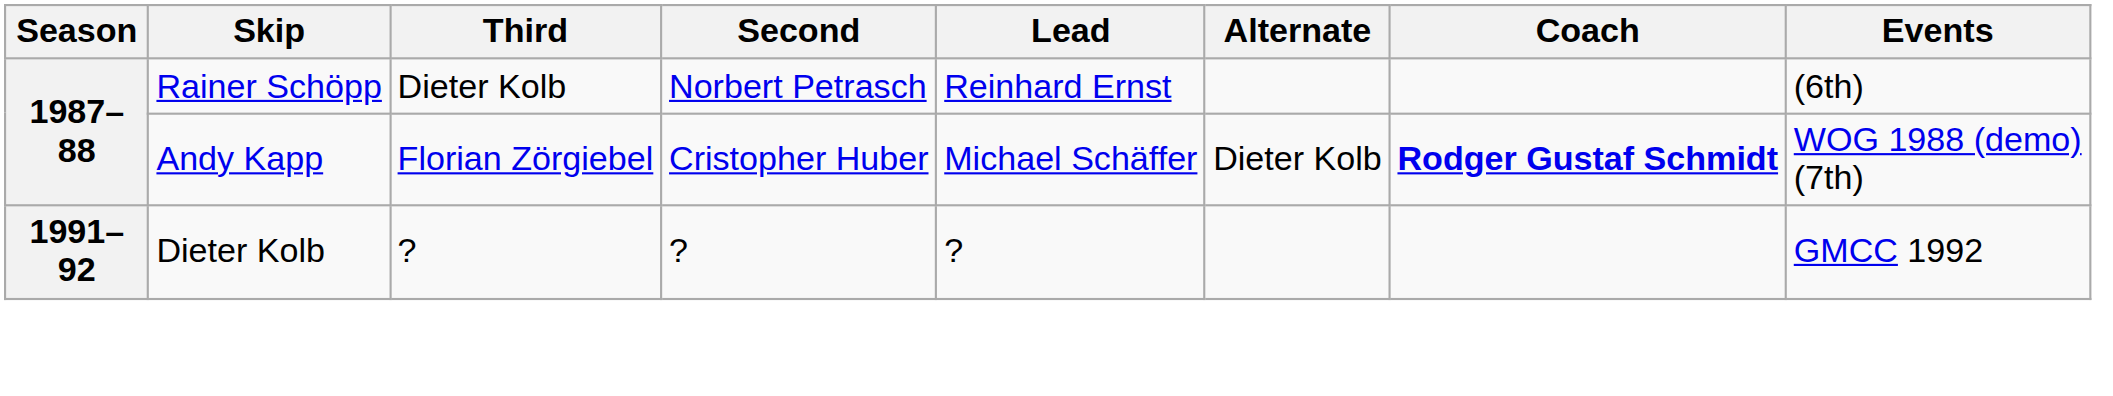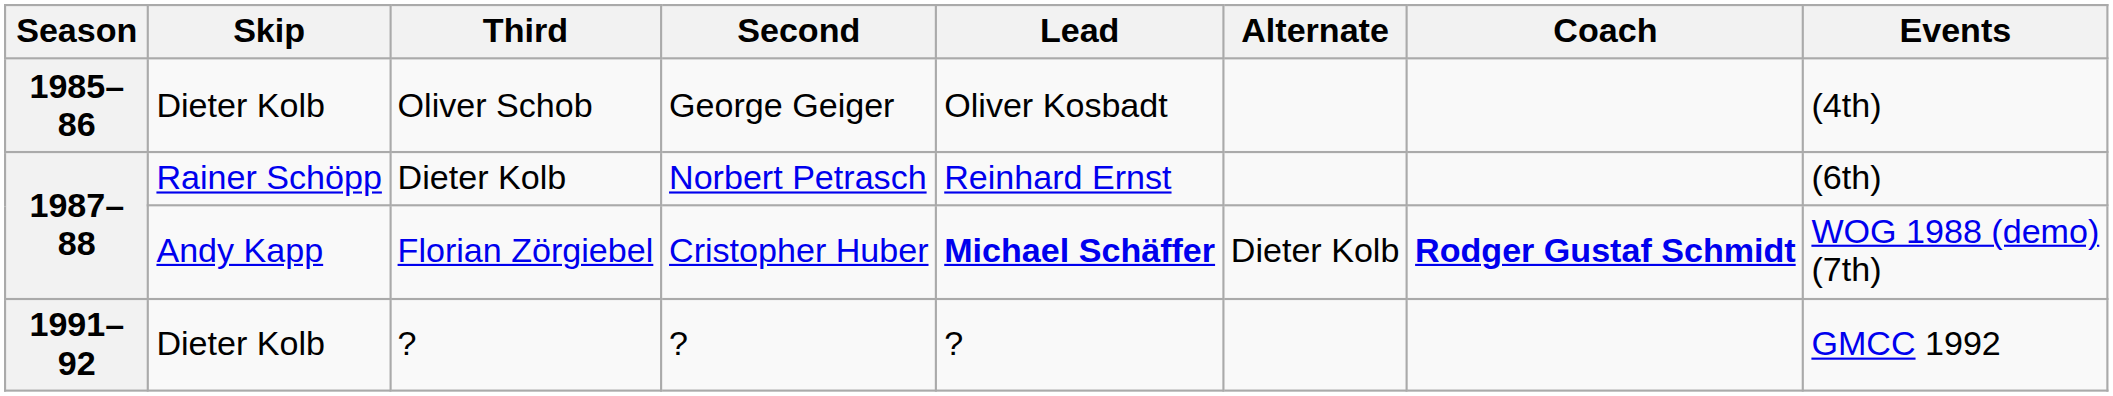+ row: (495, 104)
(1071, 158) normal -> (1080, 251) bold
